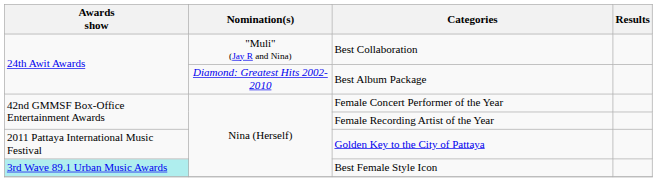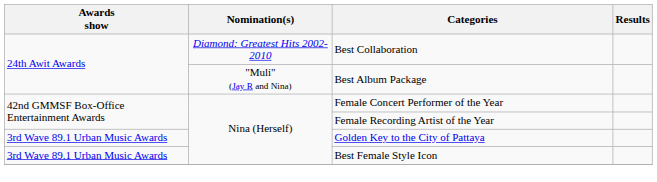(260, 49) "Muli" (Jay R and Nina) -> (260, 49) Diamond: Greatest Hits 2002-2010
(260, 79) Diamond: Greatest Hits 2002-2010 -> (260, 79) "Muli" (Jay R and Nina)
(80, 144) 2011 Pattaya International Music Festival -> (87, 138) 3rd Wave 89.1 Urban Music Awards
(87, 167) paleturquoise background -> (87, 155) no background
